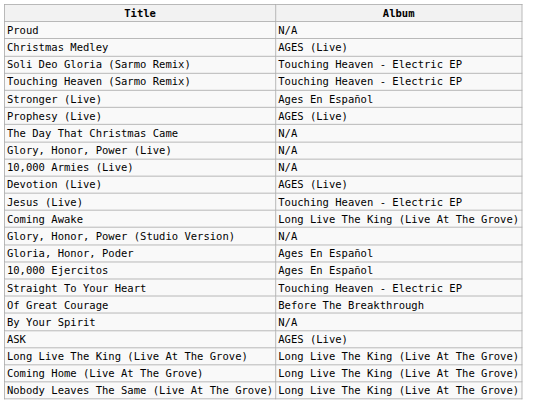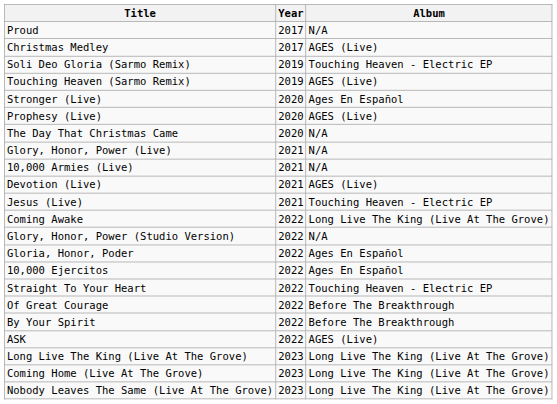+ column: (291, 13)
(370, 82) Touching Heaven - Electric EP -> (343, 82) AGES (Live)
(288, 322) N/A -> (381, 322) Before The Breakthrough
